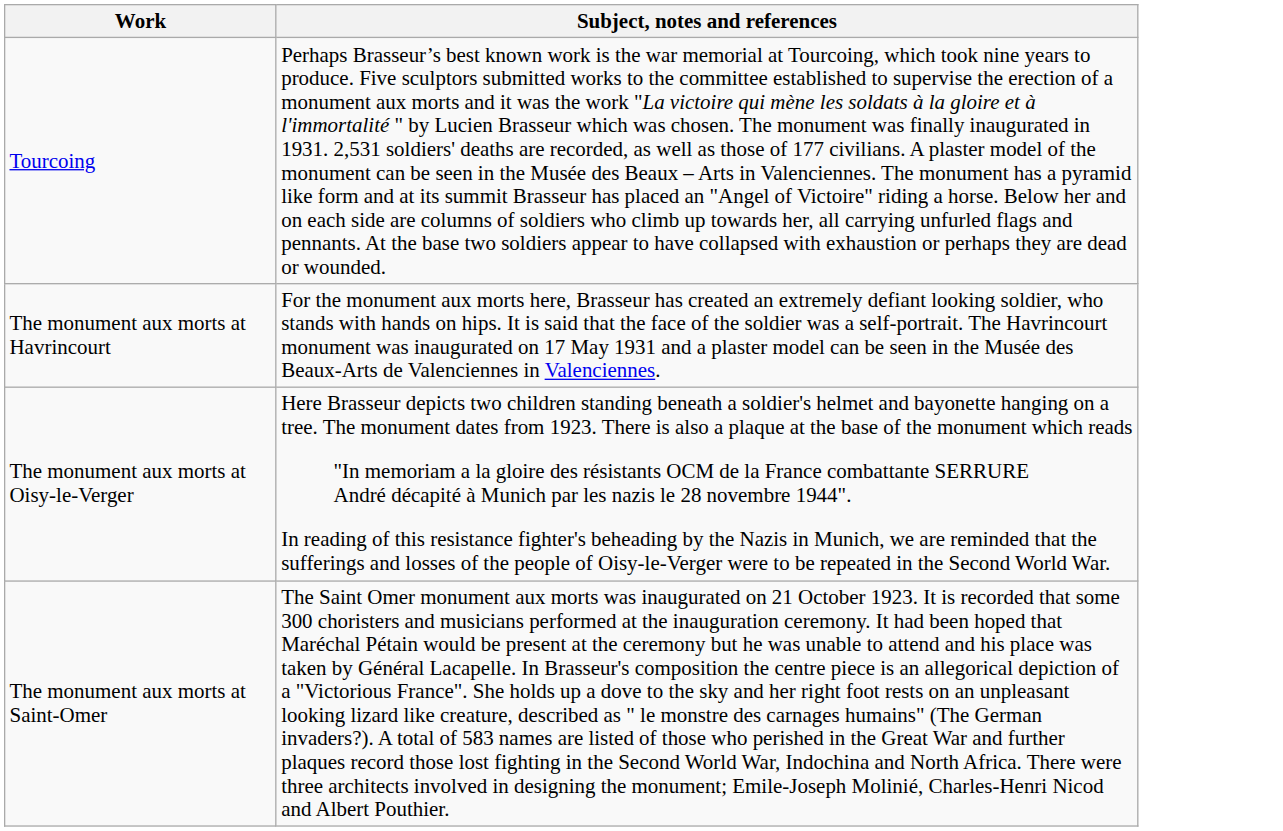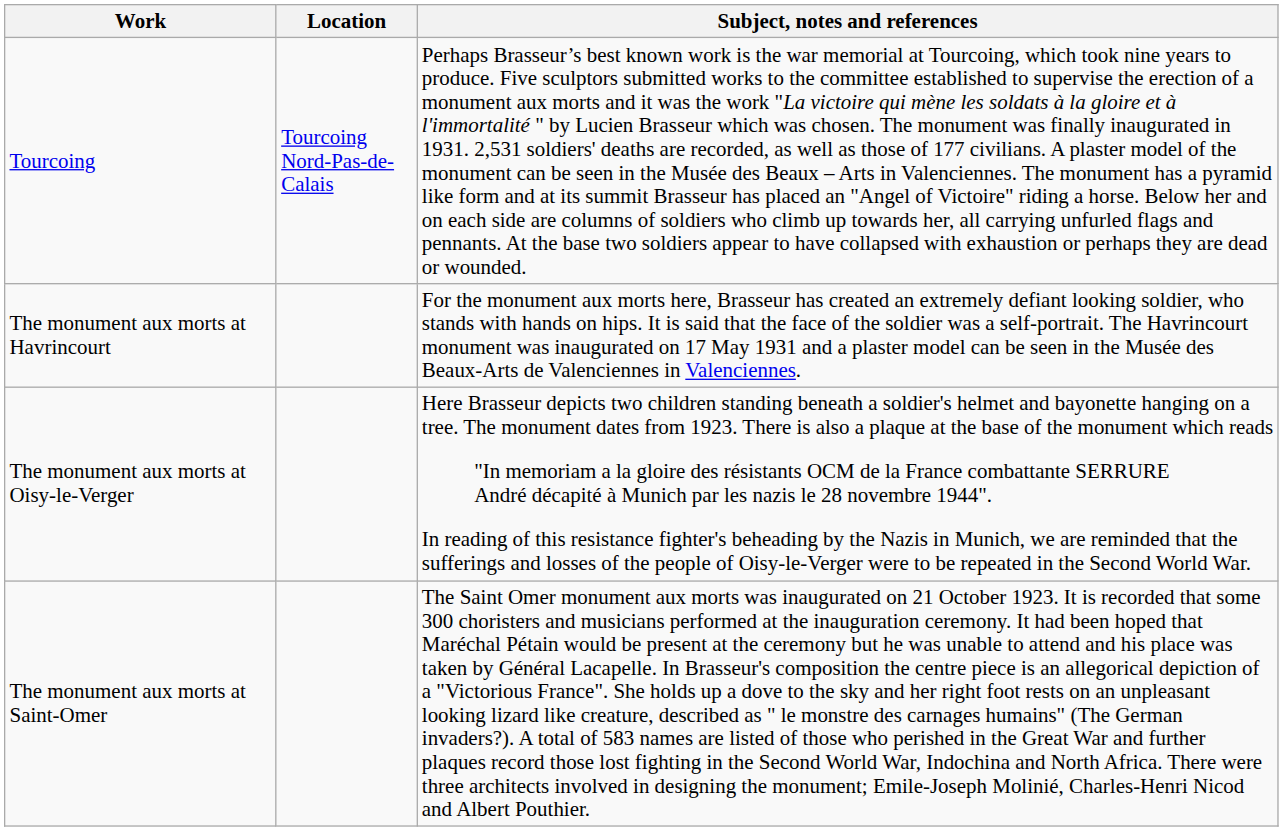+ column: (347, 21)
